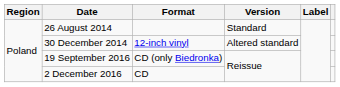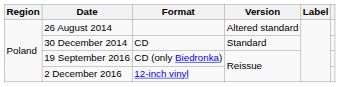(247, 27) Standard -> (263, 27) Altered standard
(161, 43) 12-inch vinyl -> (141, 43) CD
(263, 43) Altered standard -> (247, 43) Standard
(141, 74) CD -> (161, 74) 12-inch vinyl
